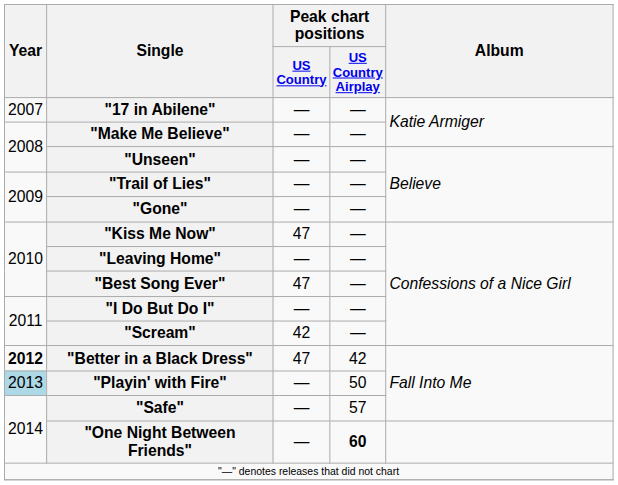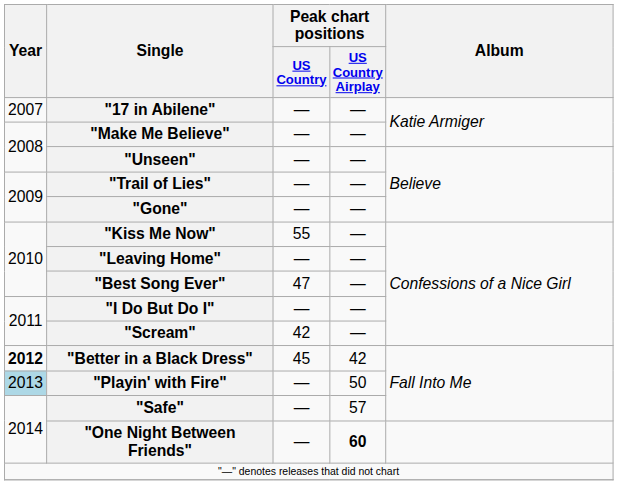(301, 234) 47 -> (301, 234) 55
(301, 358) 47 -> (301, 358) 45
